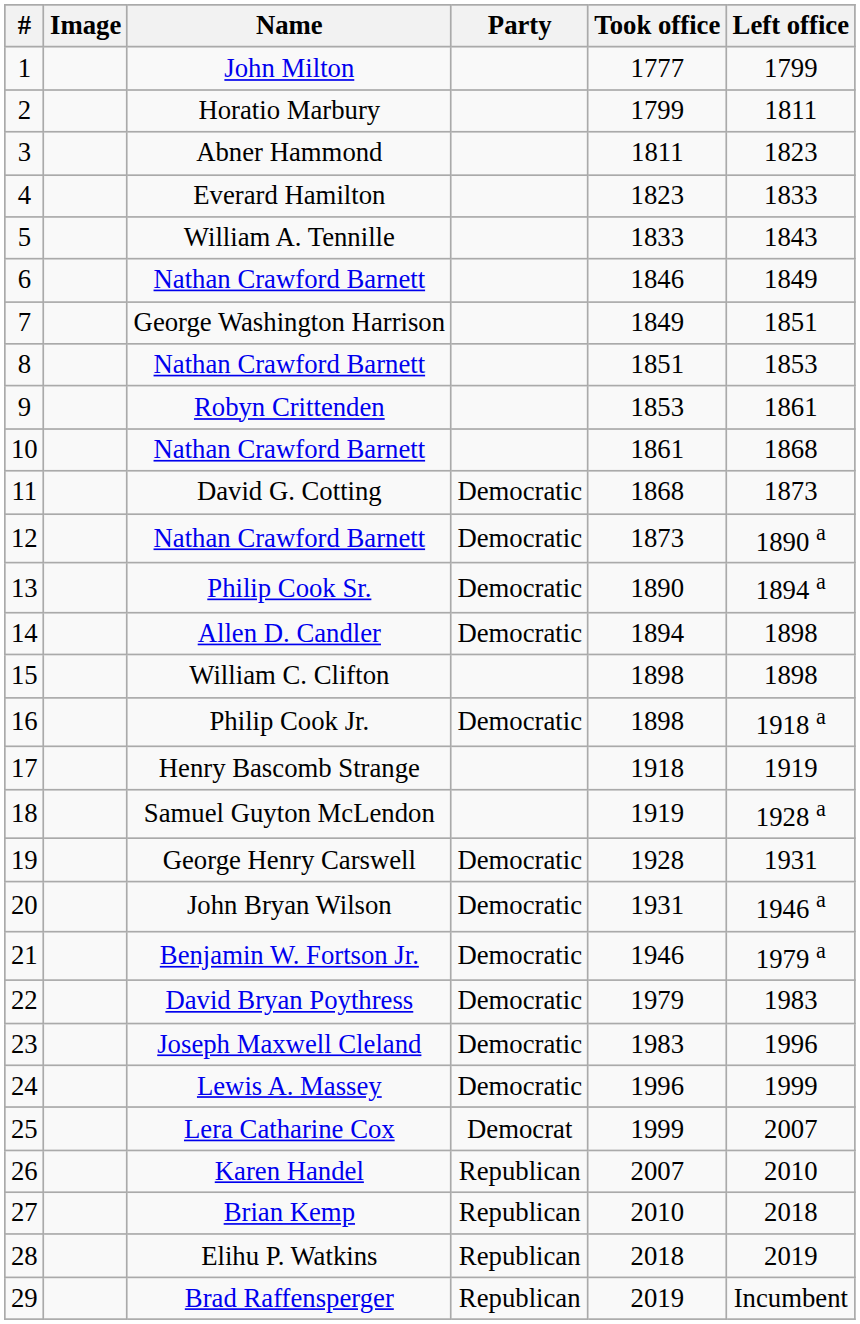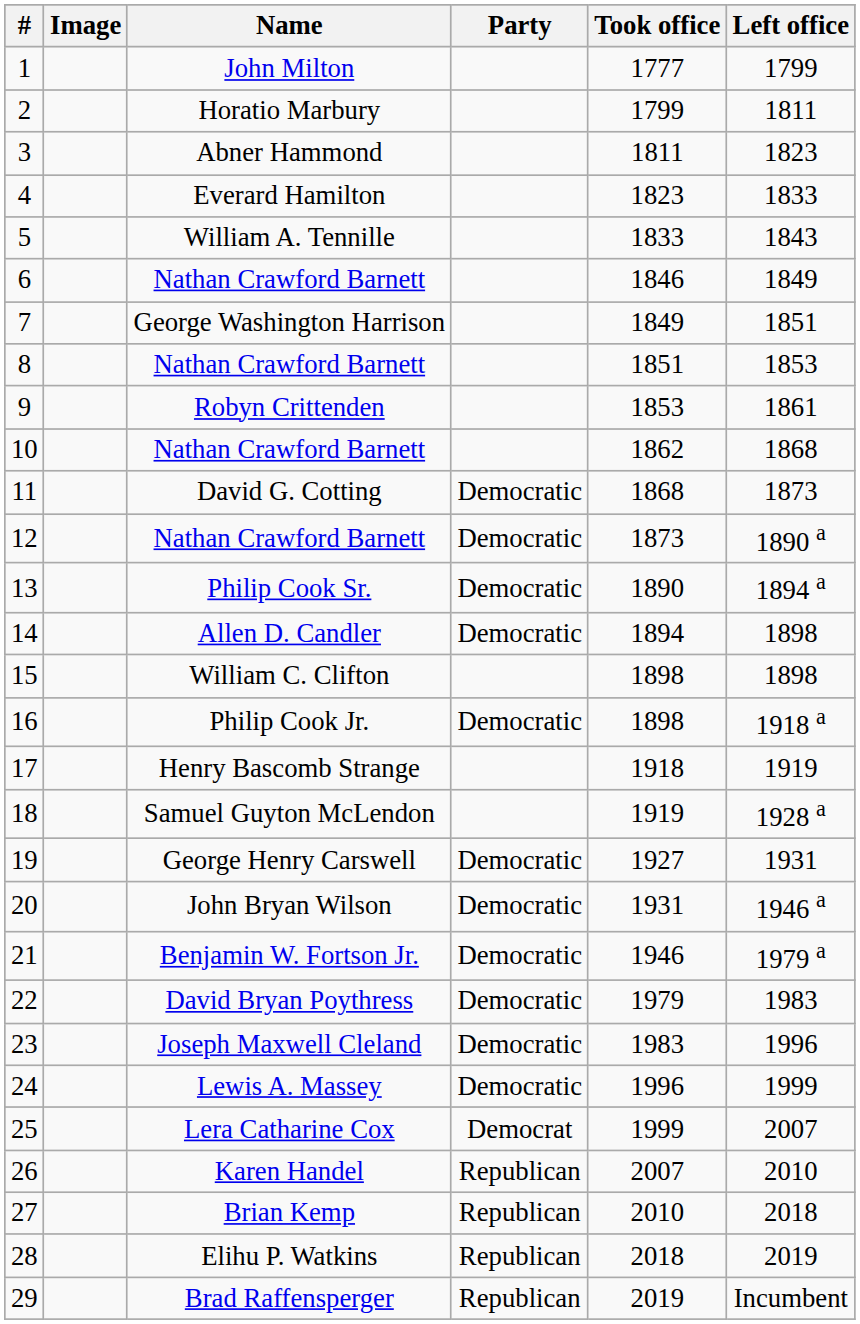(657, 449) 1861 -> (657, 449) 1862
(657, 859) 1928 -> (657, 859) 1927
